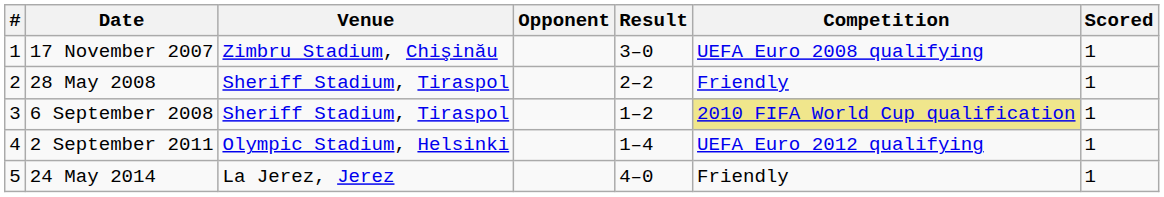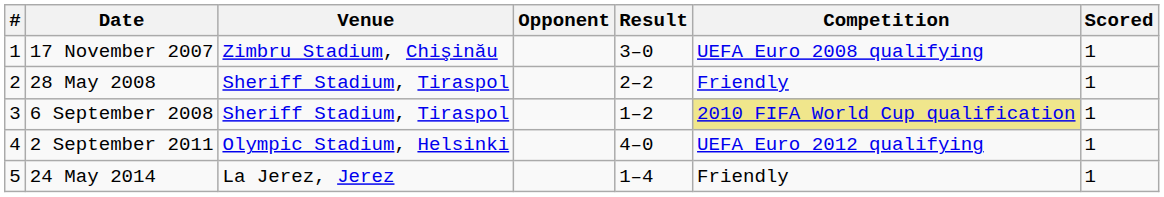(636, 145) 1–4 -> (636, 145) 4–0
(636, 176) 4–0 -> (636, 176) 1–4
